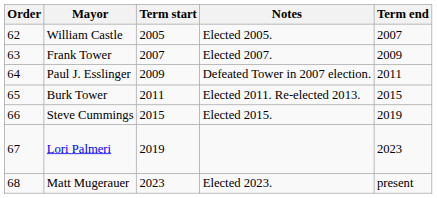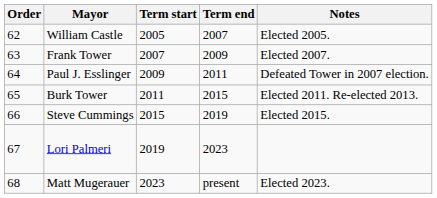columns swapped: (403, 14) <-> (287, 14)
